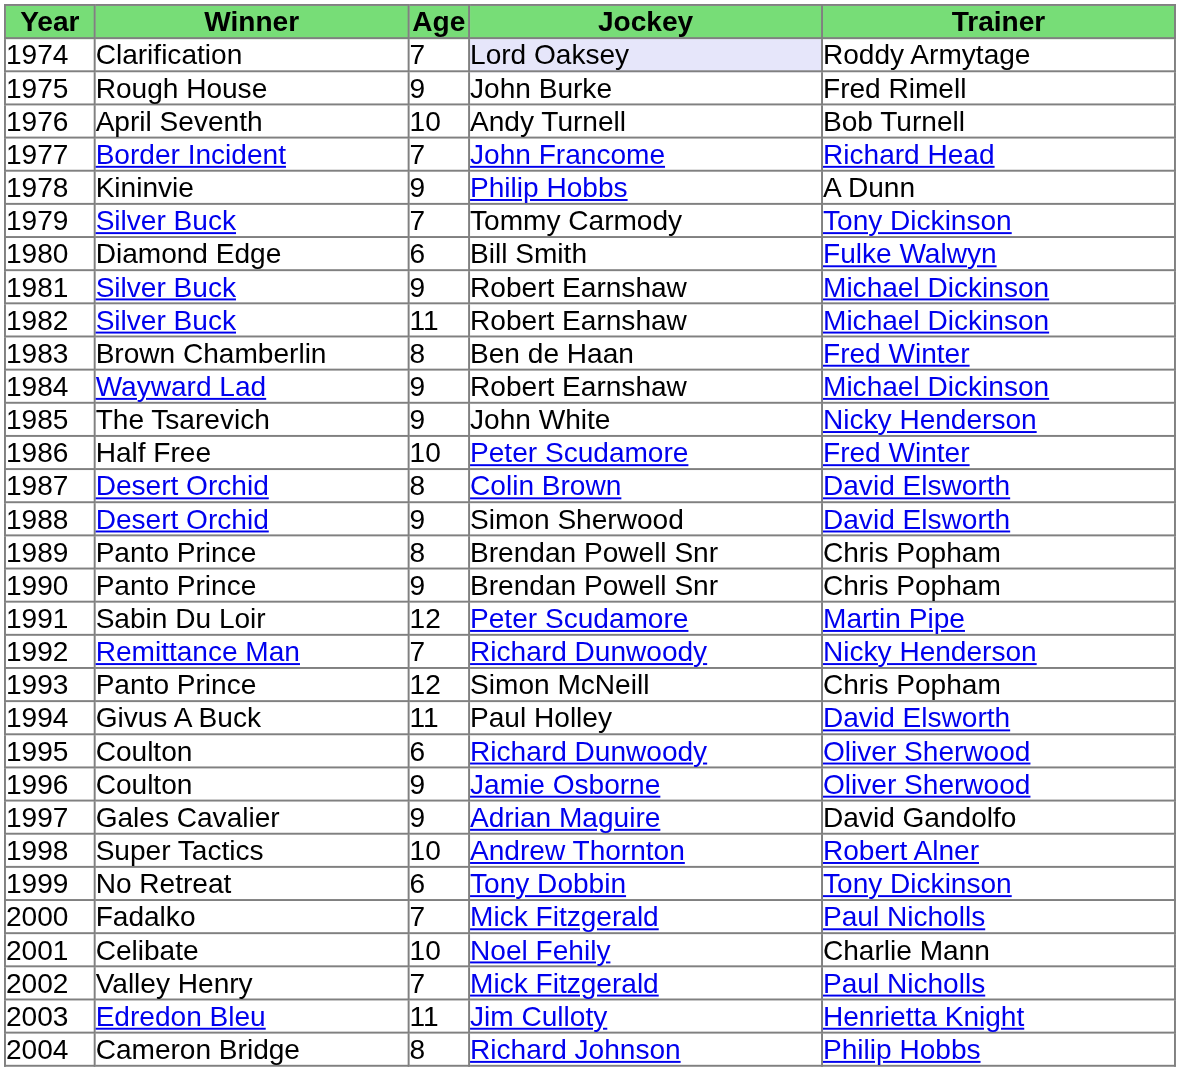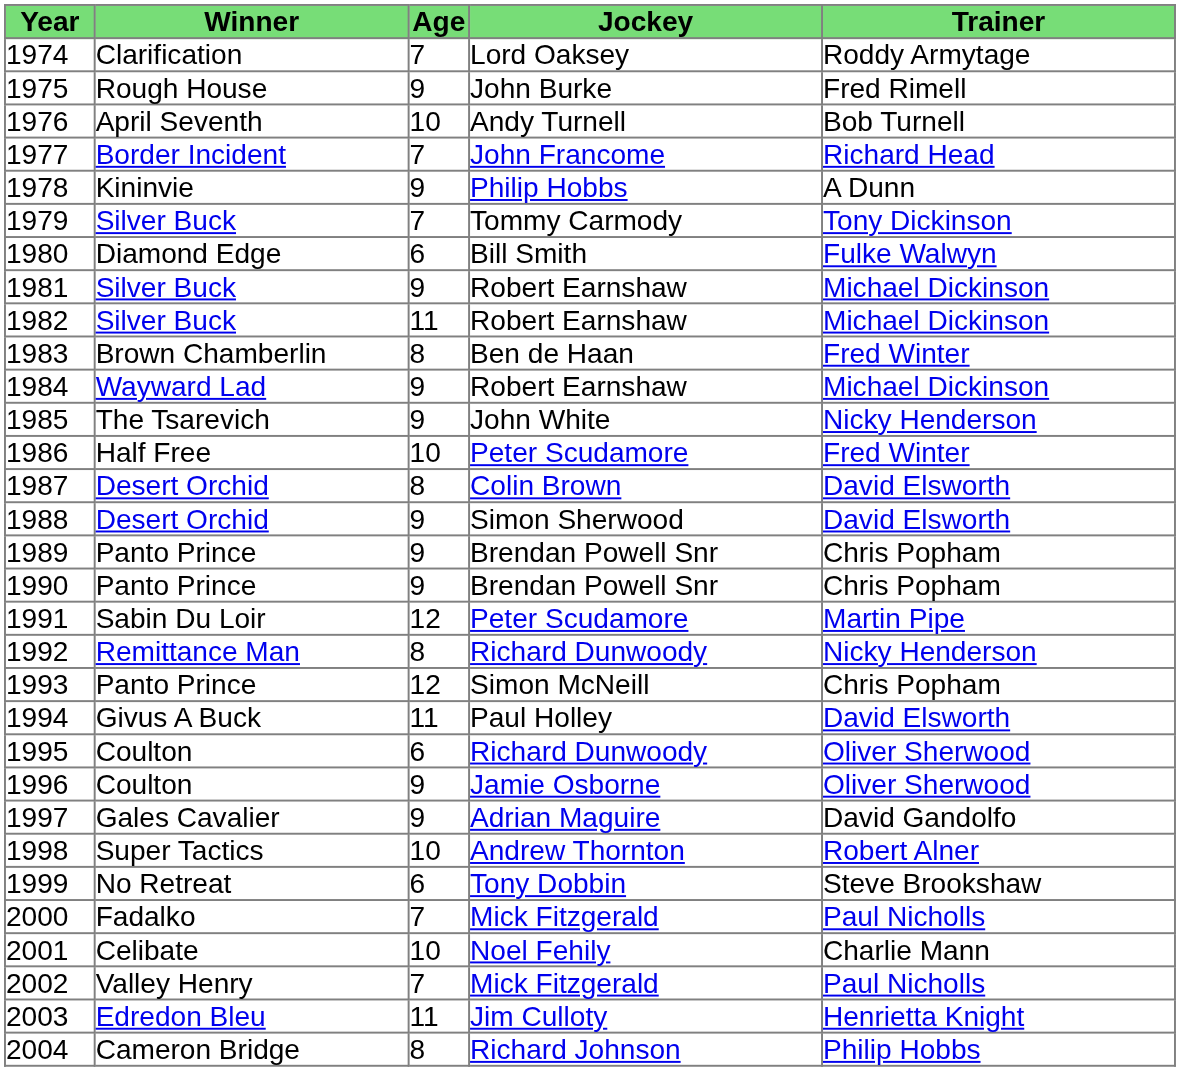(550, 55) lavender background -> (550, 55) no background
(417, 552) 8 -> (417, 552) 9
(417, 651) 7 -> (417, 651) 8
(917, 883) Tony Dickinson -> (932, 883) Steve Brookshaw
